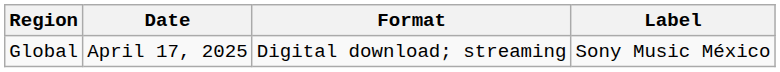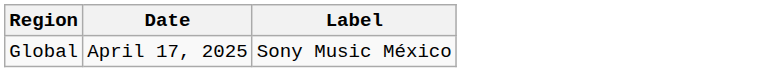- column: (412, 20)
